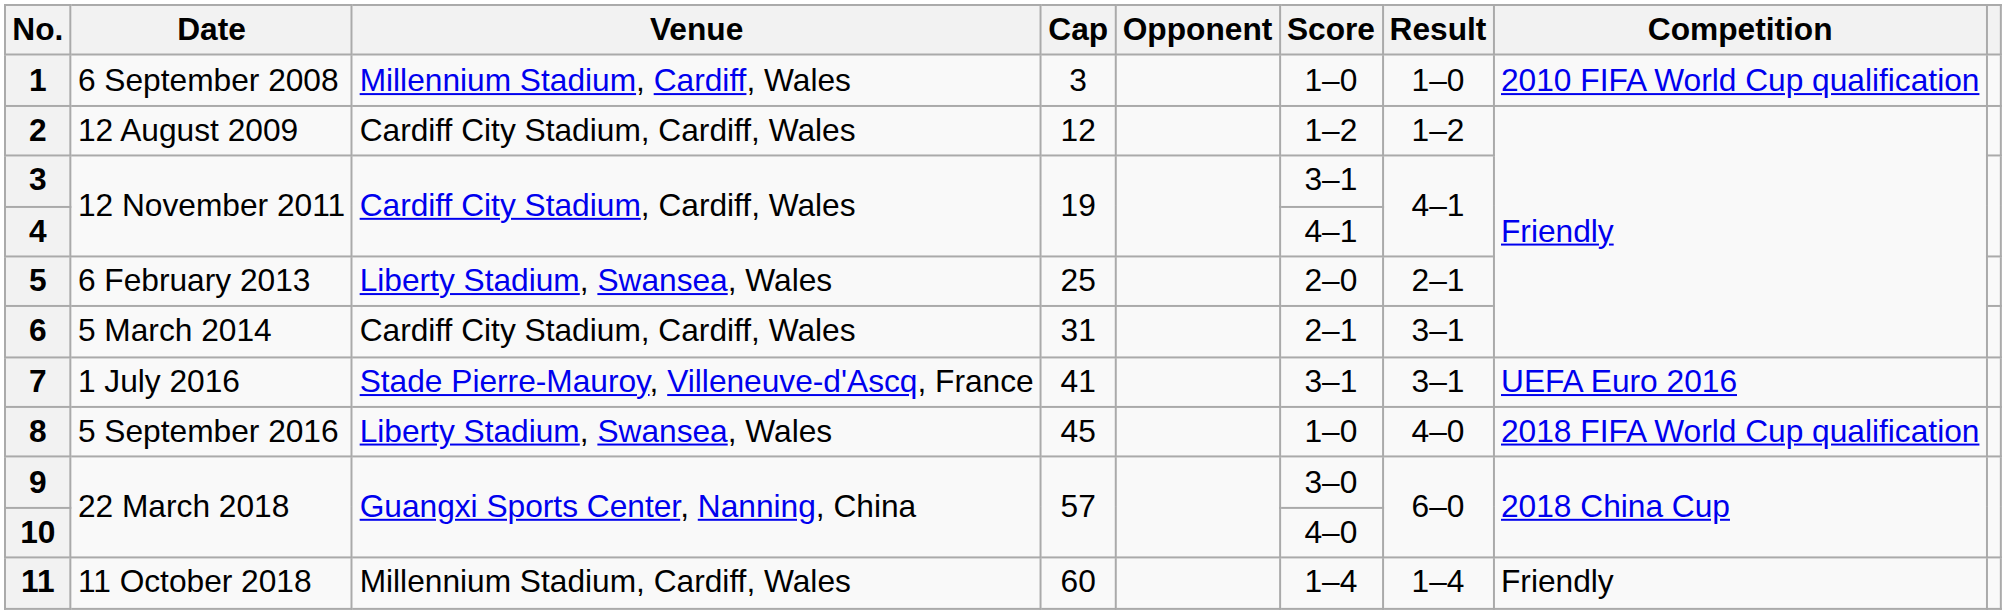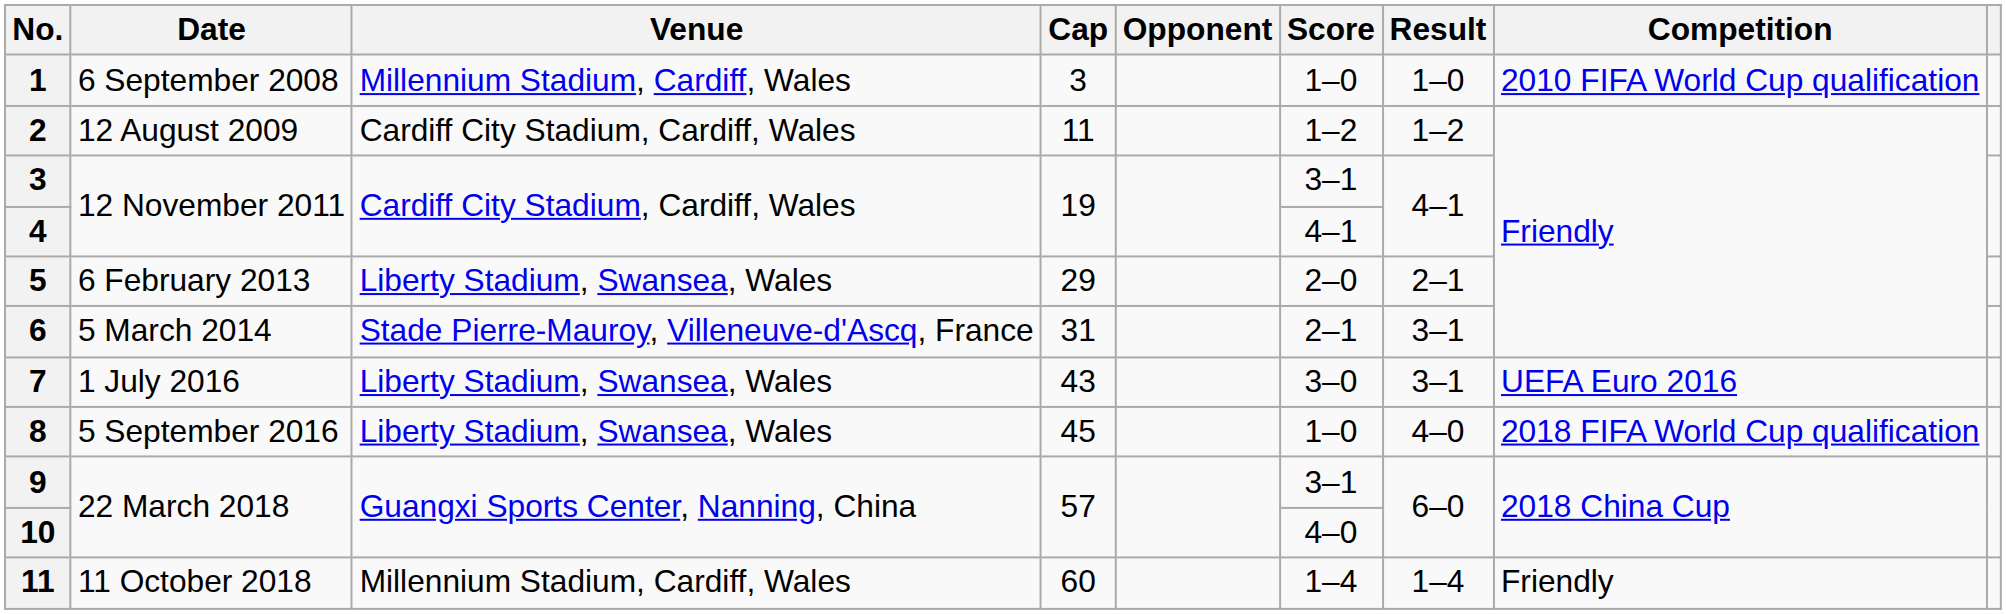(1078, 130) 12 -> (1078, 130) 11
(1078, 280) 25 -> (1078, 280) 29
(608, 331) Cardiff City Stadium, Cardiff, Wales -> (697, 331) Stade Pierre-Mauroy, Villeneuve-d'Ascq, France
(697, 381) Stade Pierre-Mauroy, Villeneuve-d'Ascq, France -> (596, 381) Liberty Stadium, Swansea, Wales
(1078, 381) 41 -> (1078, 381) 43
(1331, 381) 3–1 -> (1331, 381) 3–0
(1331, 481) 3–0 -> (1331, 481) 3–1
